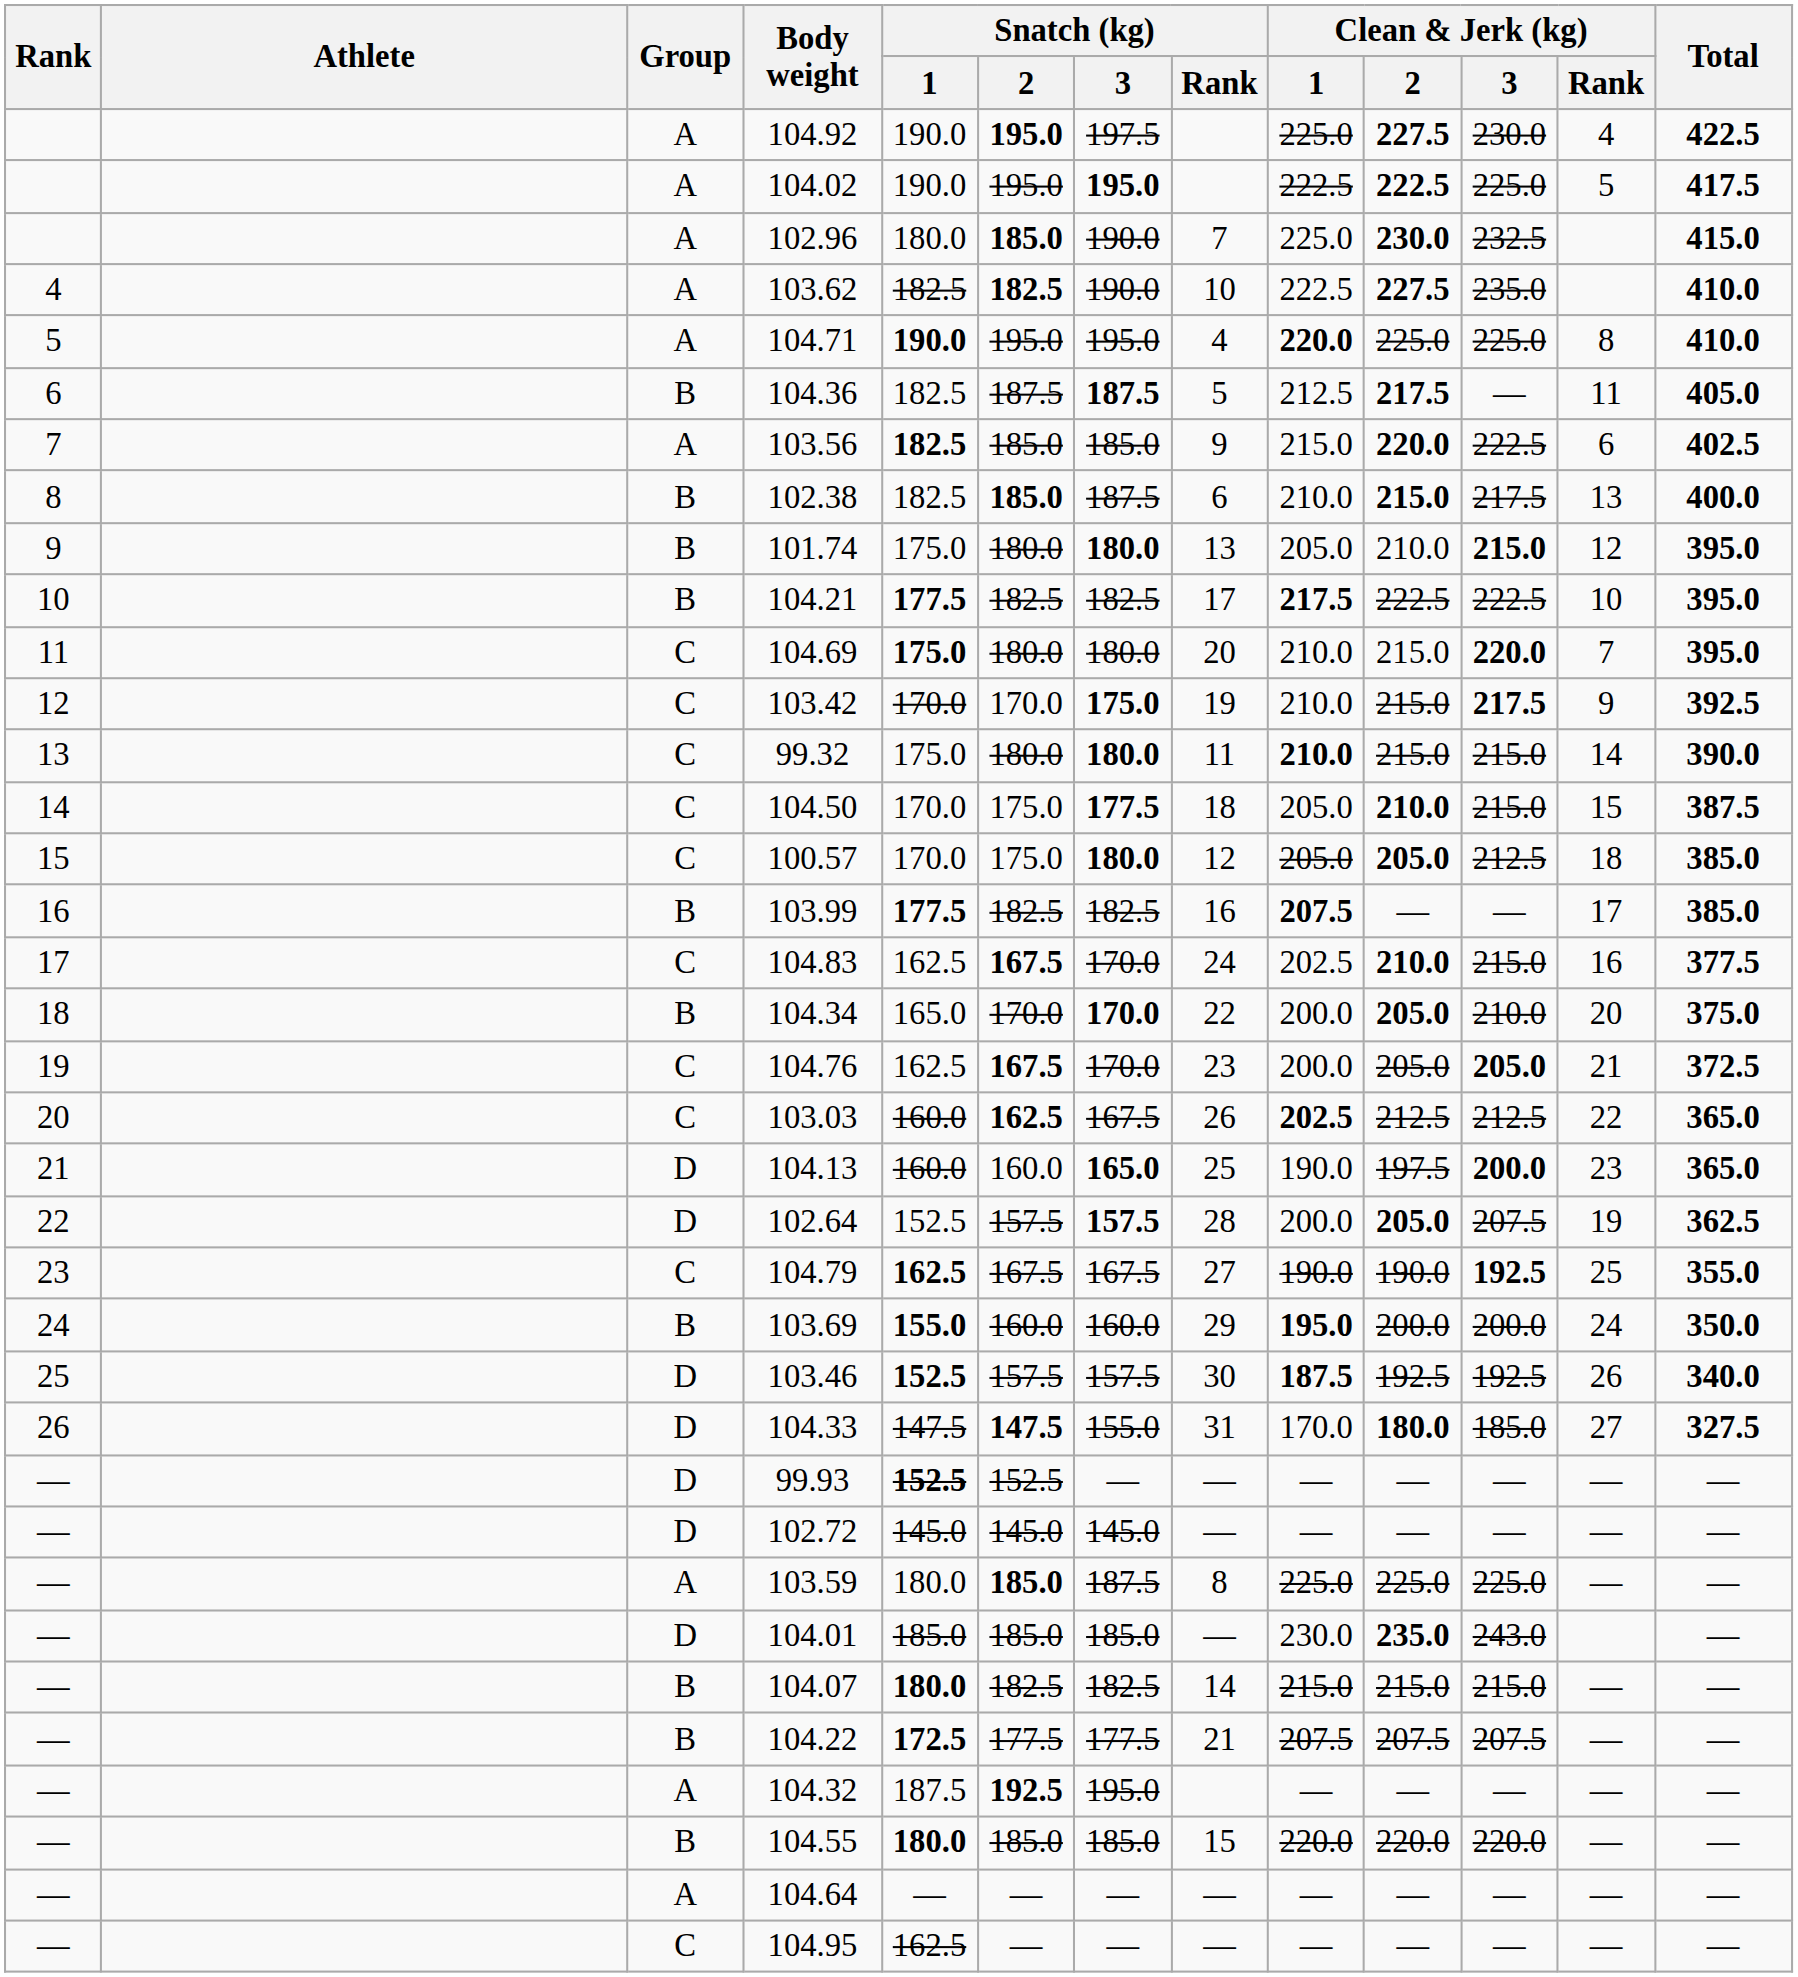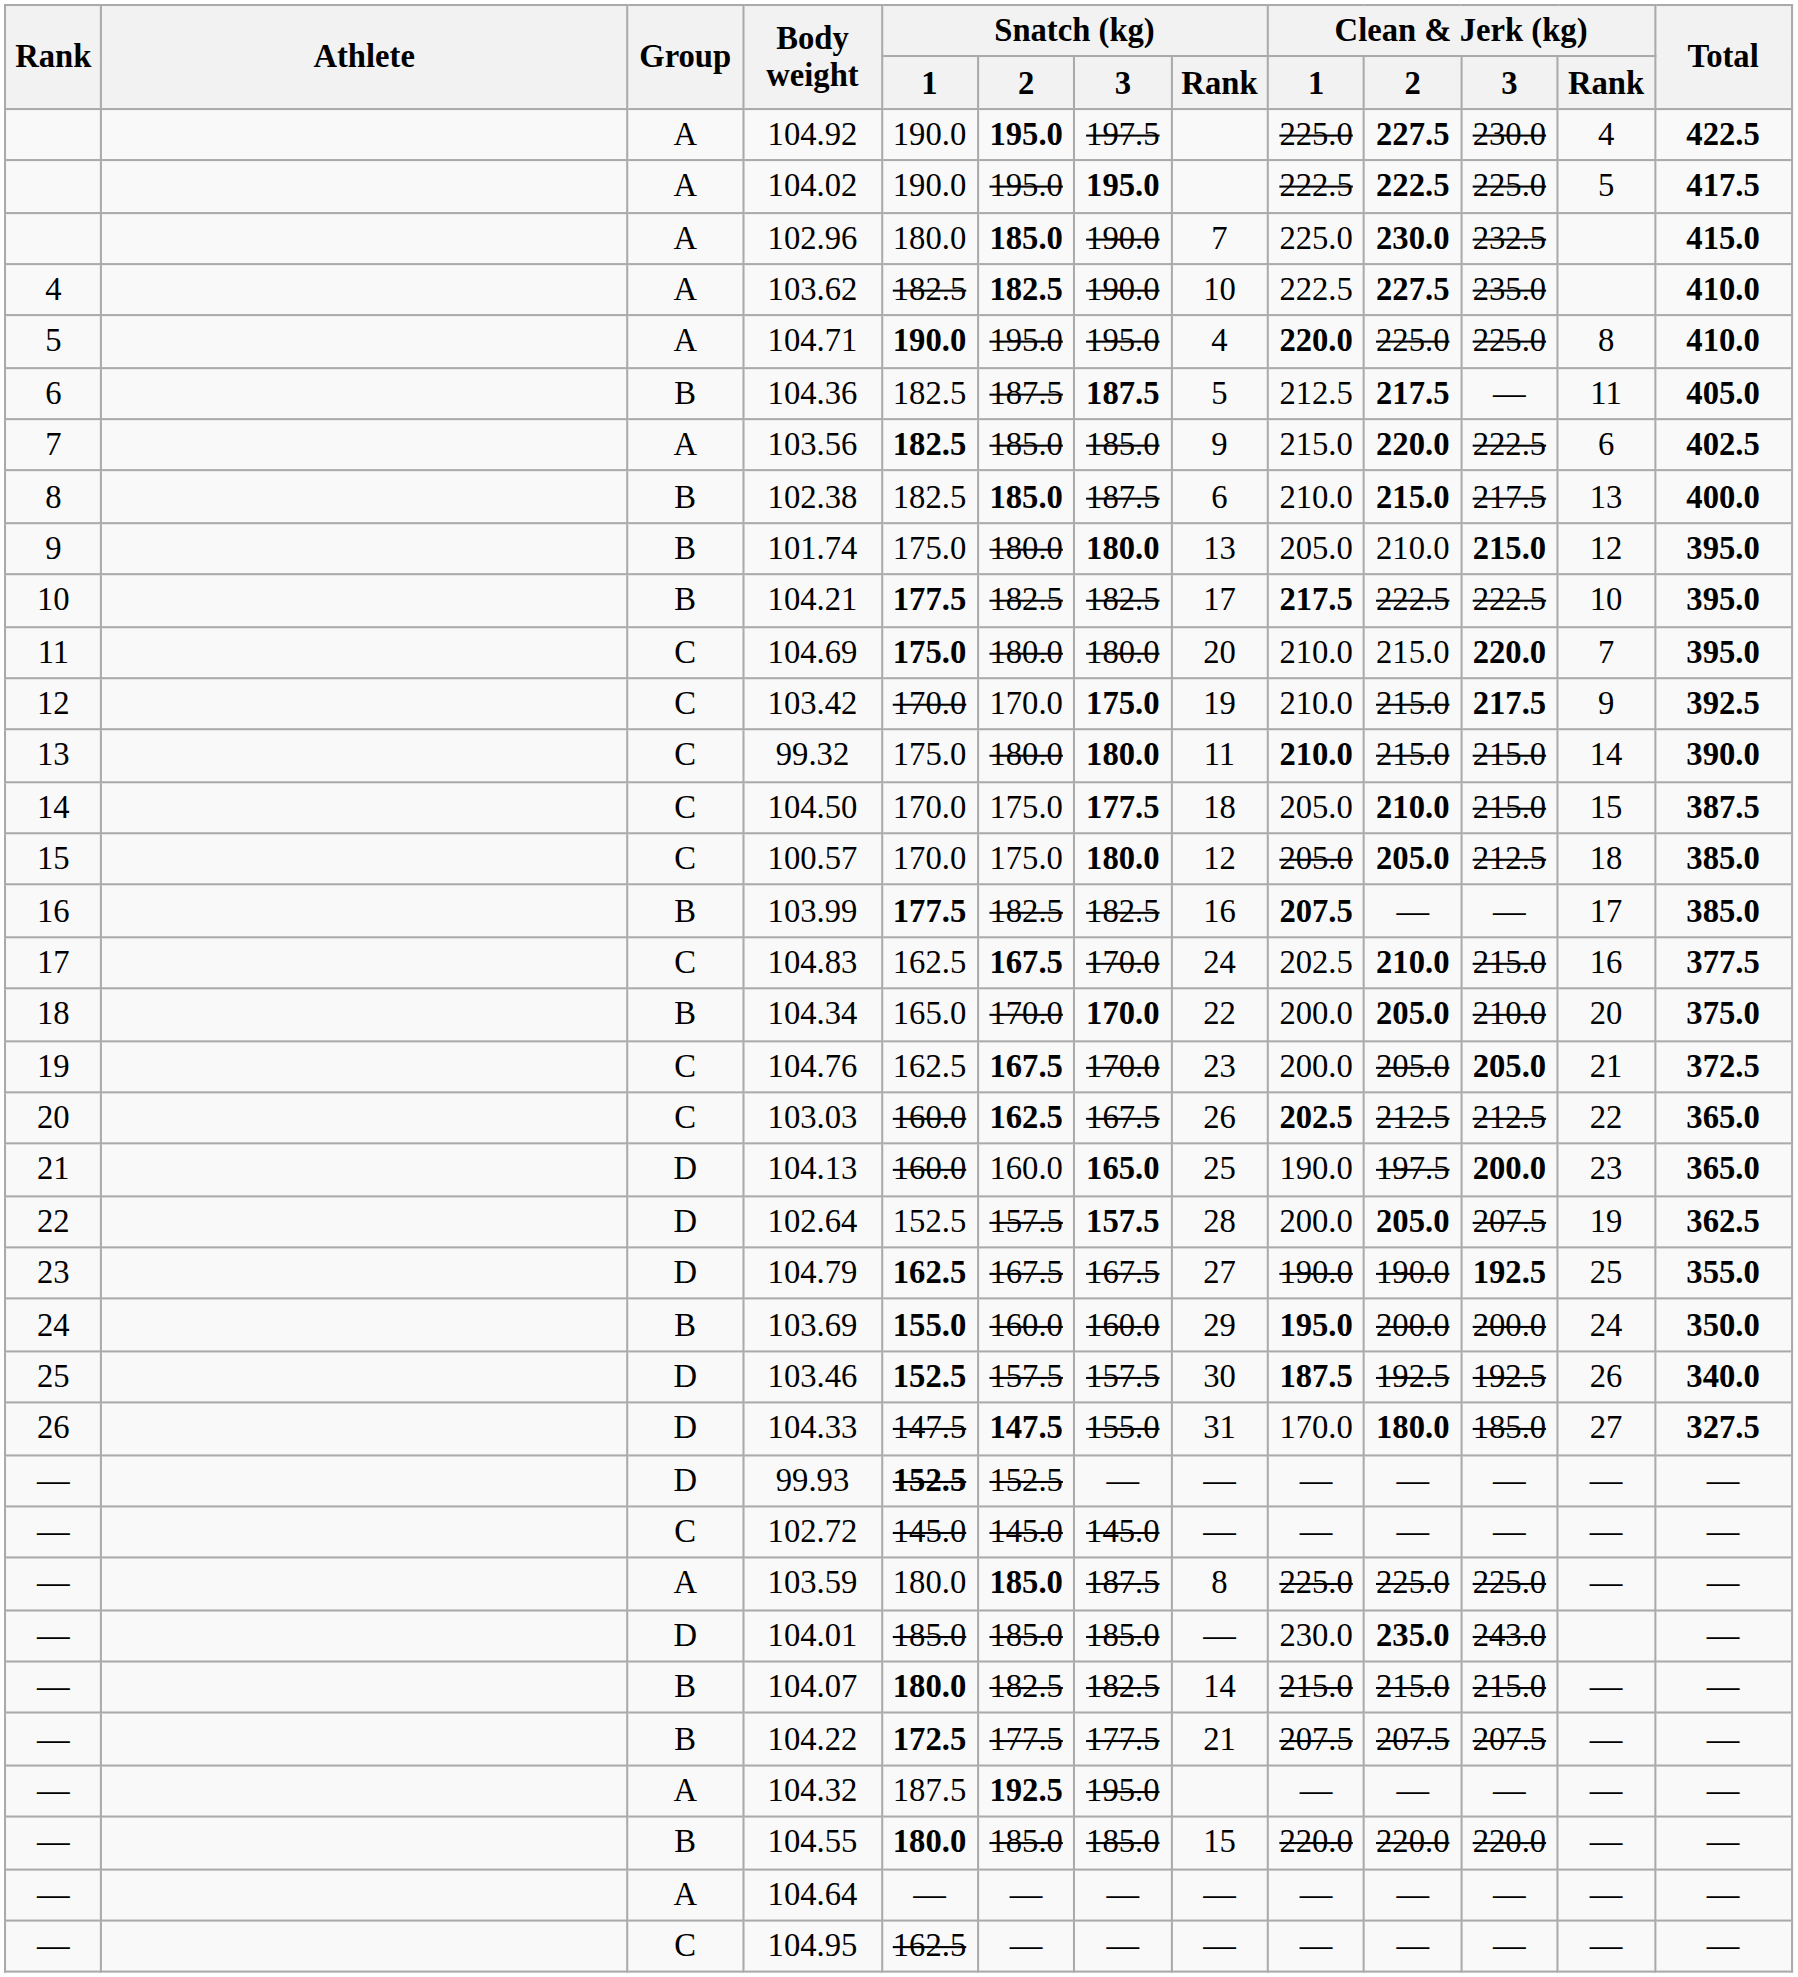(685, 1272) C -> (685, 1272) D
(685, 1531) D -> (685, 1531) C
